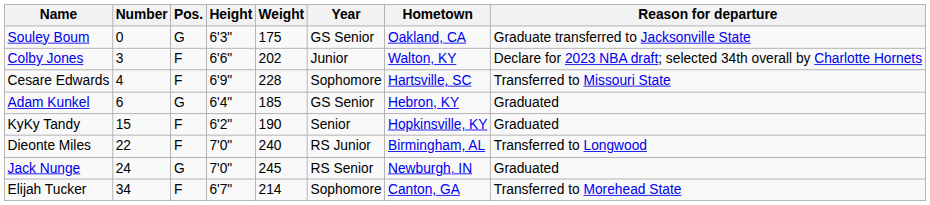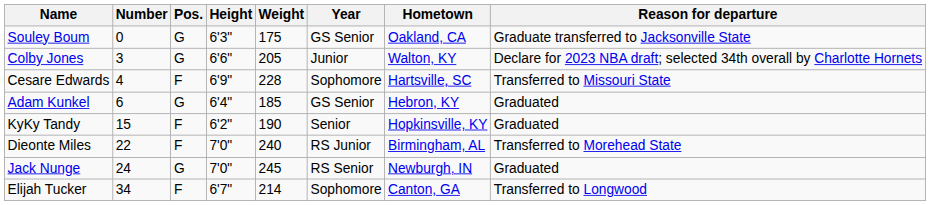(178, 59) F -> (179, 59) G
(270, 59) 202 -> (270, 59) 205
(570, 146) Transferred to Longwood -> (588, 146) Transferred to Morehead State
(588, 189) Transferred to Morehead State -> (570, 189) Transferred to Longwood
